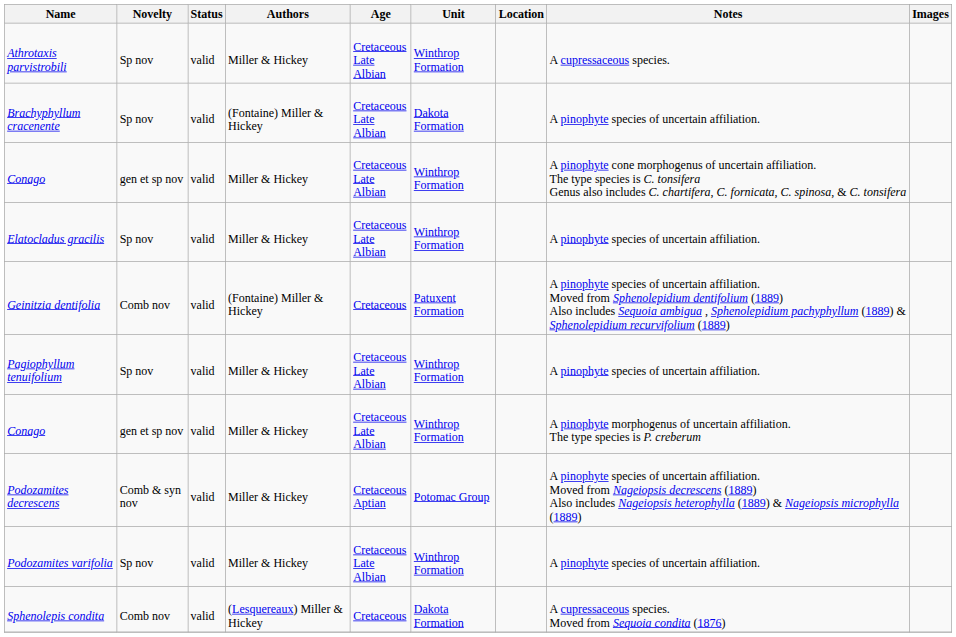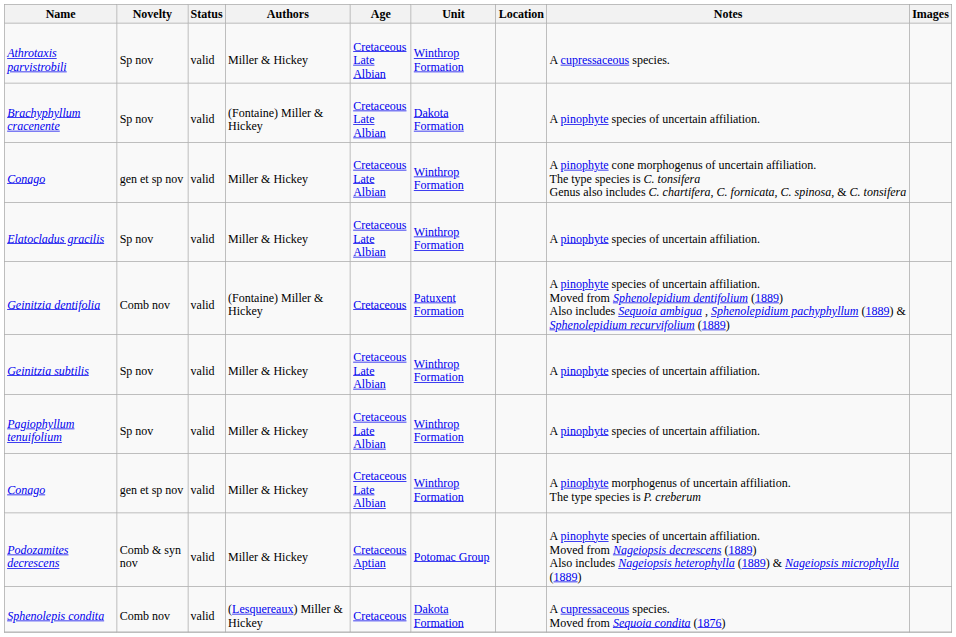+ row: (48, 371)
- row: (60, 563)
